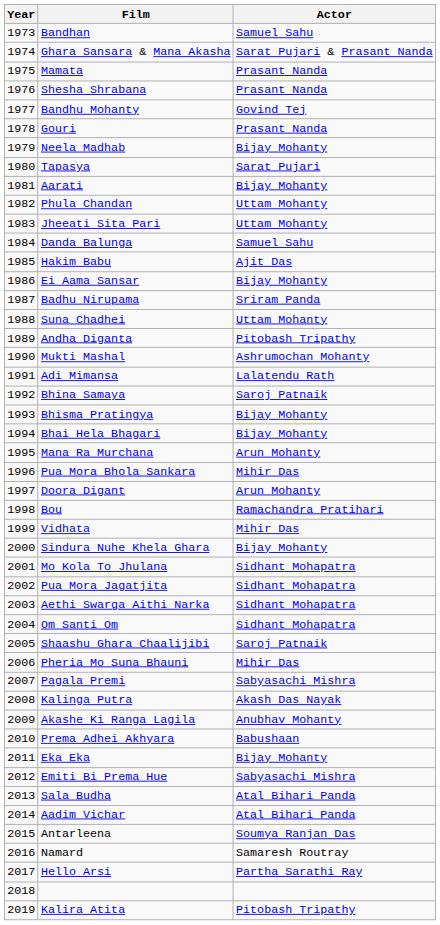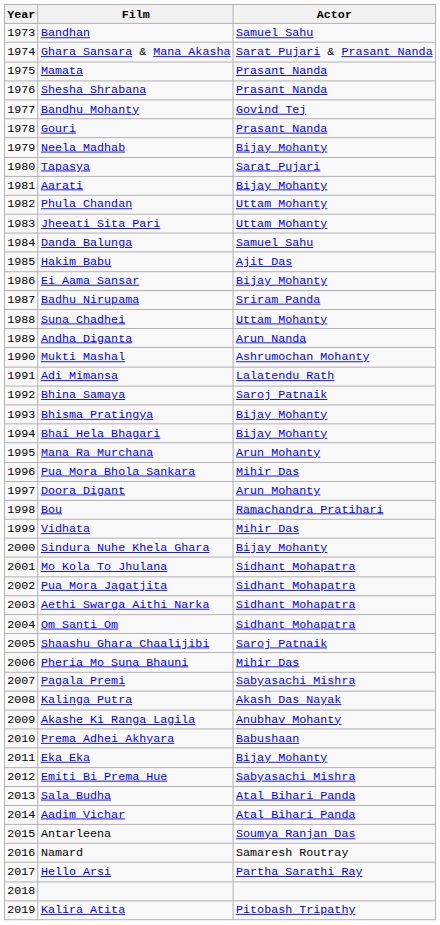(296, 338) Pitobash Tripathy -> (271, 338) Arun Nanda
